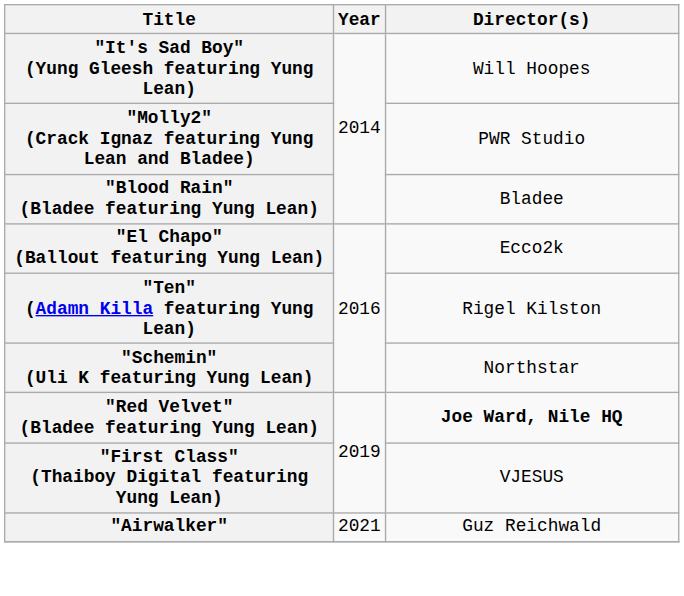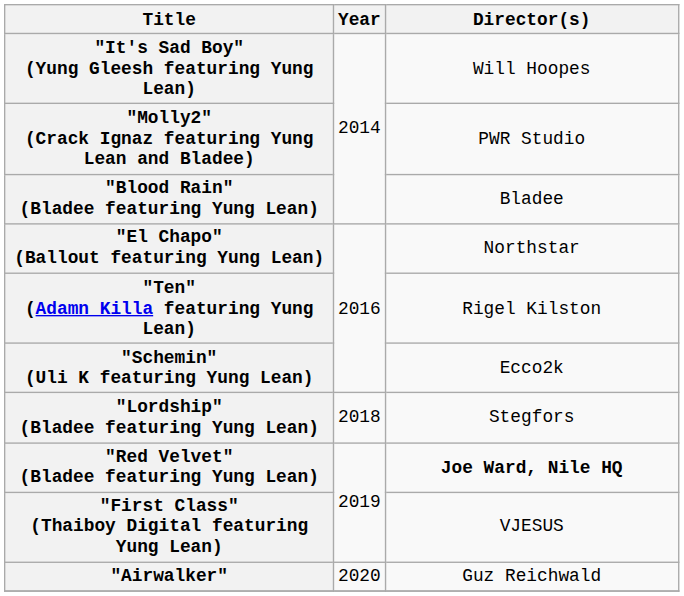(532, 248) Ecco2k -> (532, 248) Northstar
(532, 368) Northstar -> (532, 368) Ecco2k
+ row: (169, 418)
(359, 527) 2021 -> (359, 577) 2020
